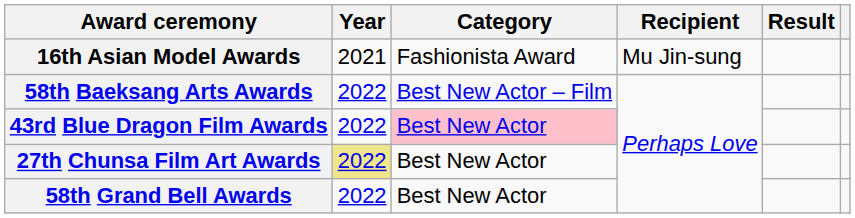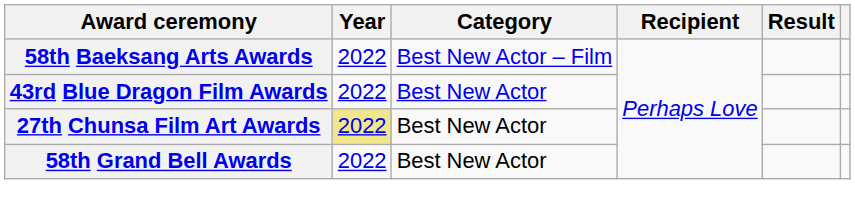- row: (169, 56)
(472, 126) pink background -> (472, 91) no background
